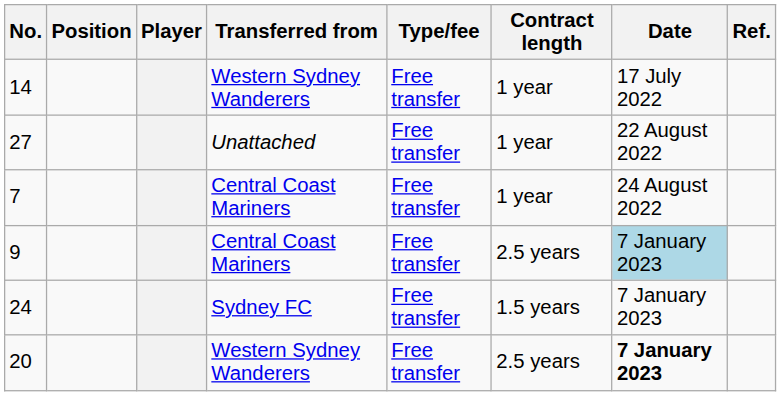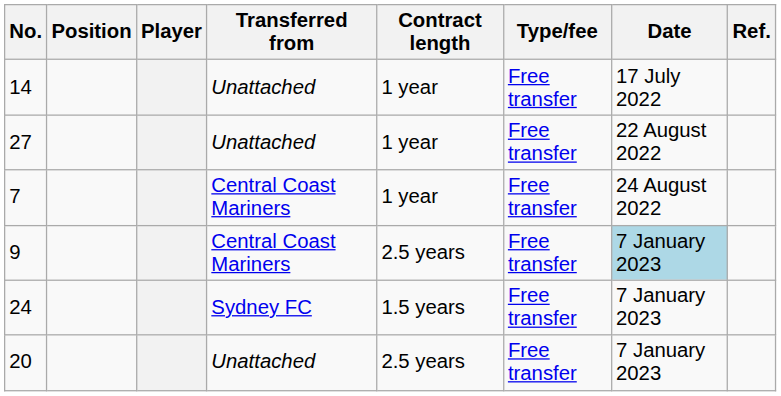columns swapped: (439, 32) <-> (552, 32)
(286, 87) Western Sydney Wanderers -> (263, 87) Unattached
(286, 362) Western Sydney Wanderers -> (263, 362) Unattached
(664, 362) bold -> (661, 362) normal
